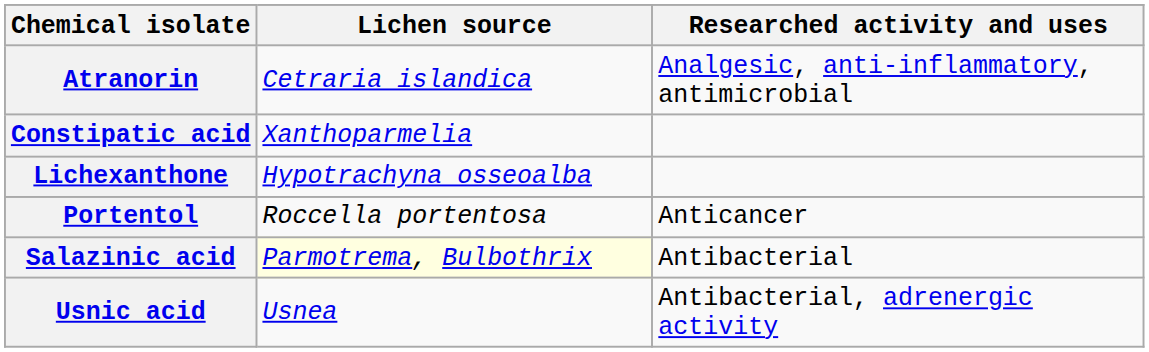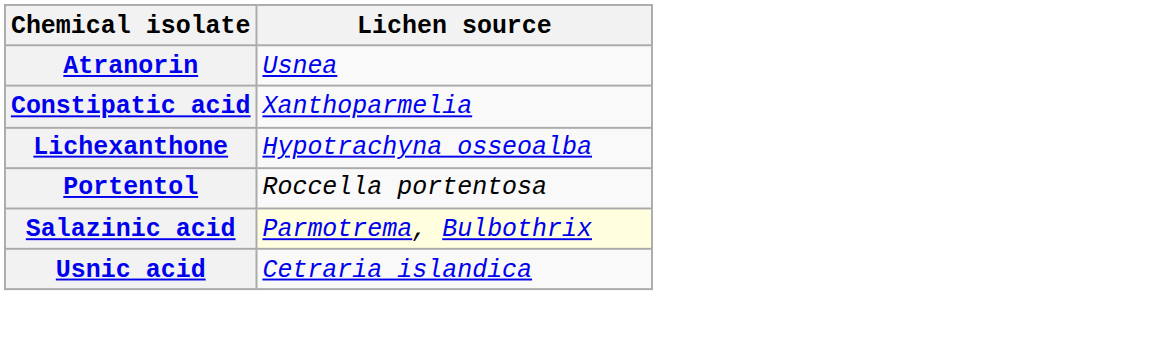- column: (898, 25)
(397, 80) Cetraria islandica -> (300, 66) Usnea
(300, 313) Usnea -> (397, 269) Cetraria islandica
